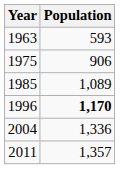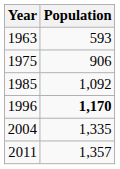(95, 84) 1,089 -> (95, 84) 1,092
(95, 129) 1,336 -> (95, 129) 1,335
